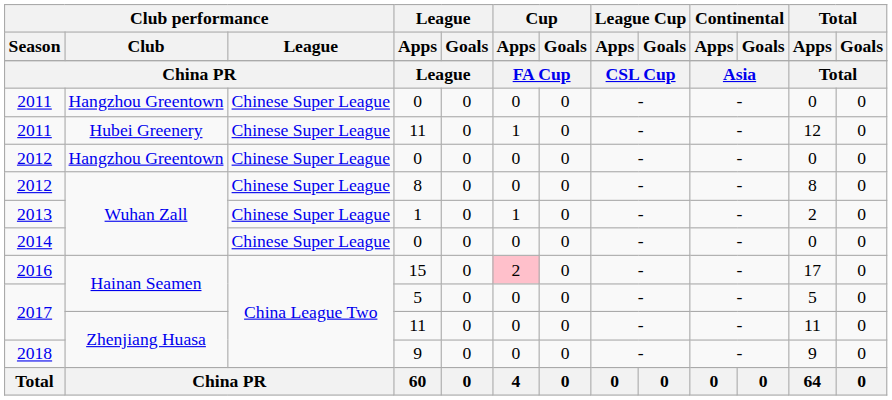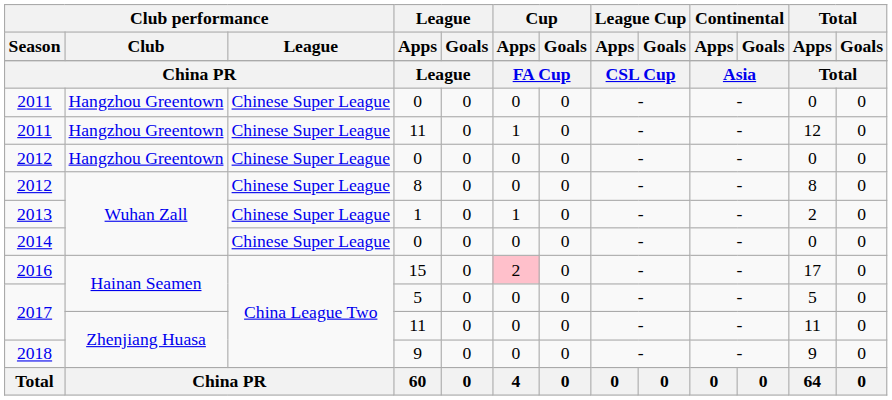(146, 130) Hubei Greenery -> (146, 130) Hangzhou Greentown
